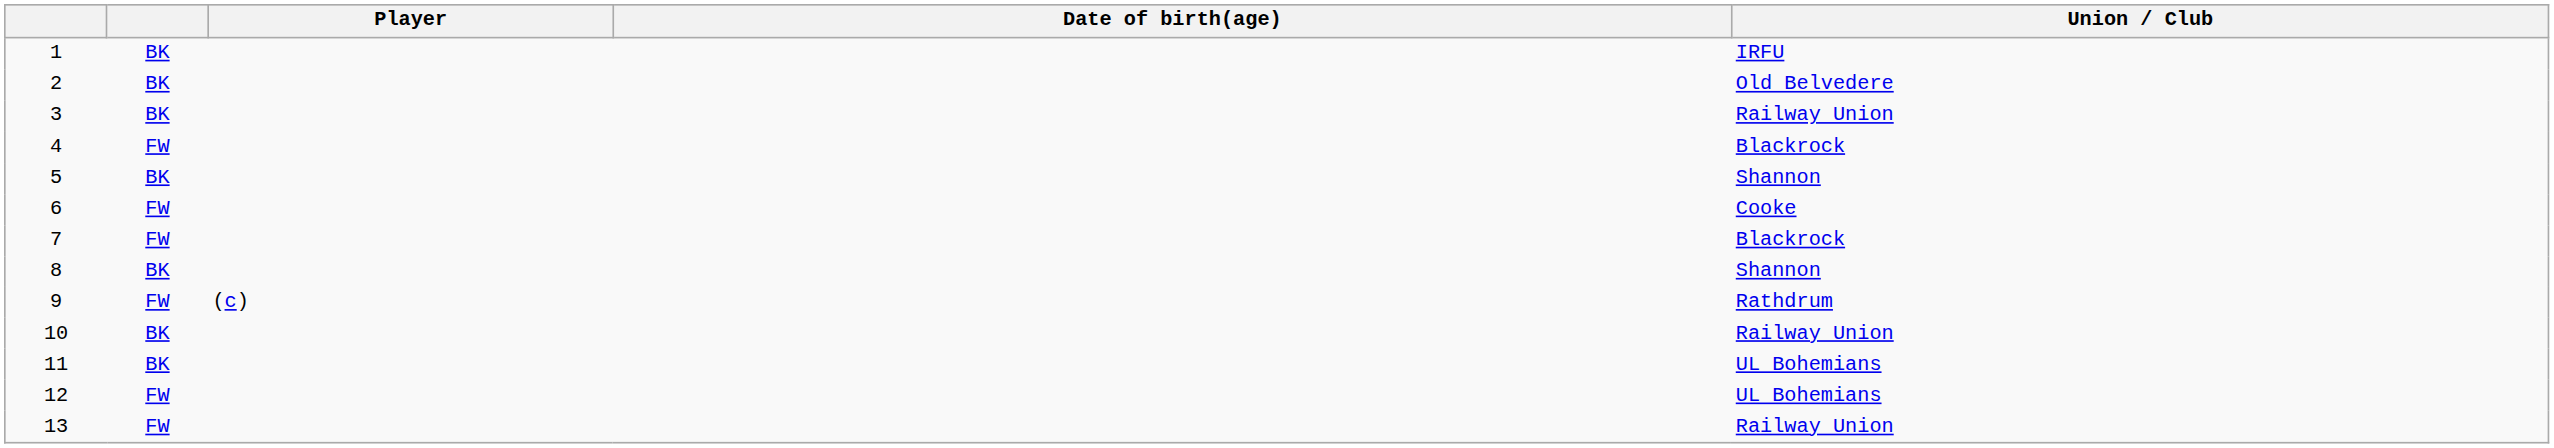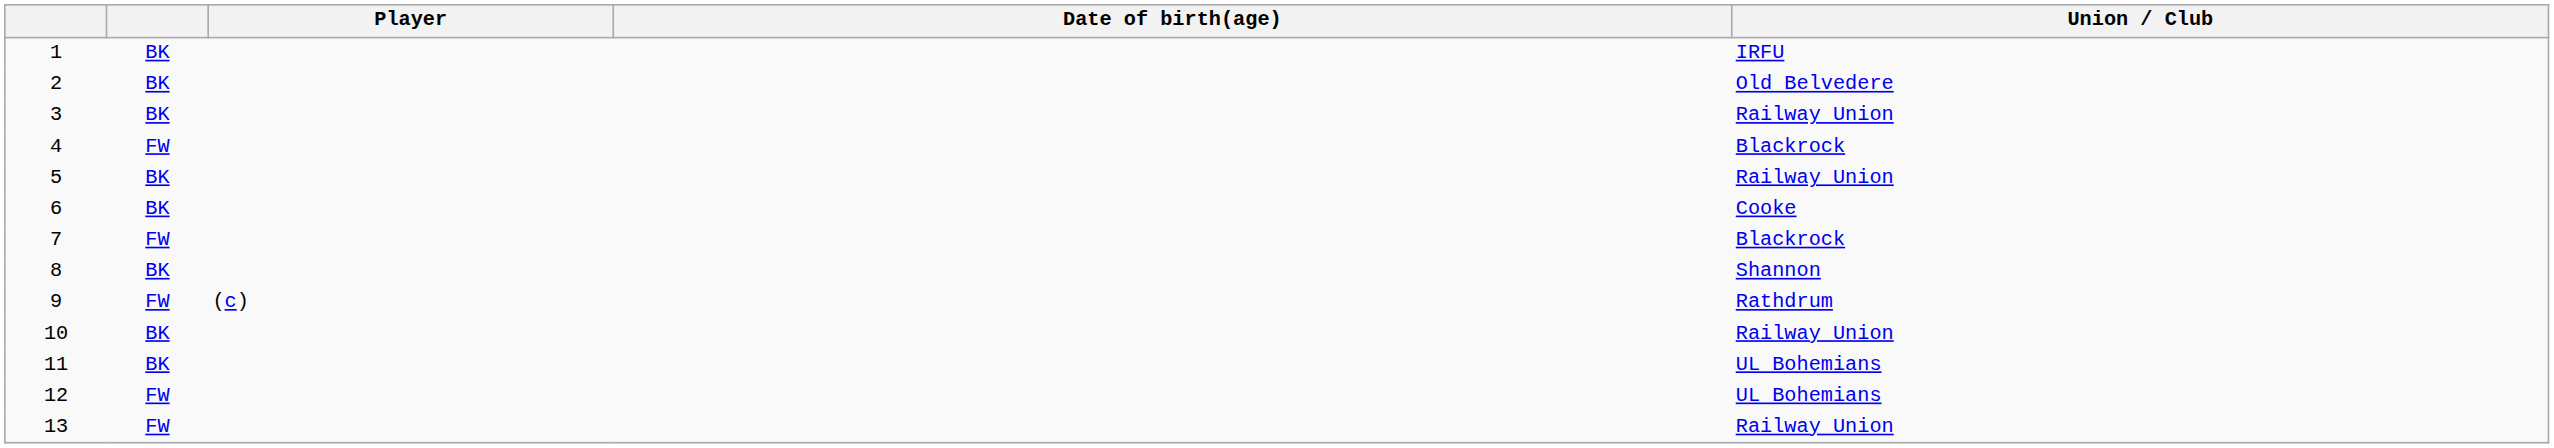(1778, 178) Shannon -> (1815, 178) Railway Union
(157, 209) FW -> (157, 209) BK
